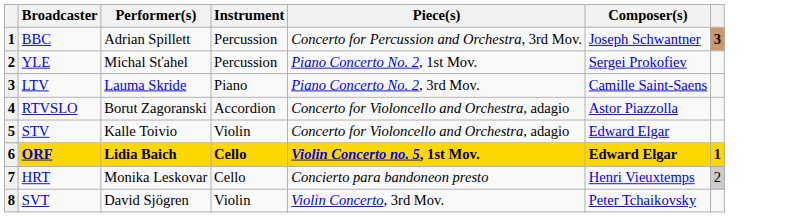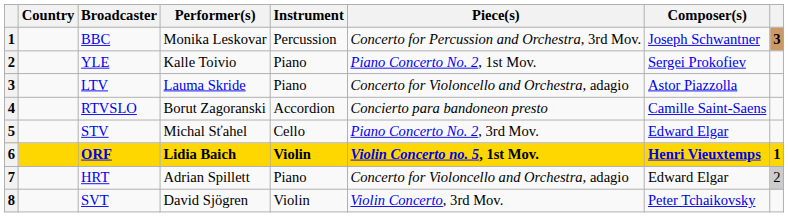+ column: (48, 16)
(147, 39) Adrian Spillett -> (215, 39) Monika Leskovar
(146, 62) Michal Sťahel -> (200, 62) Kalle Toivio
(246, 62) Percussion -> (290, 62) Piano
(385, 85) Piano Concerto No. 2, 3rd Mov. -> (490, 85) Concerto for Violoncello and Orchestra, adagio
(648, 85) Camille Saint-Saens -> (693, 85) Astor Piazzolla
(430, 108) Concerto for Violoncello and Orchestra, adagio -> (449, 108) Concierto para bandoneon presto
(633, 108) Astor Piazzolla -> (707, 108) Camille Saint-Saens
(141, 131) Kalle Toivio -> (205, 131) Michal Sťahel
(232, 131) Violin -> (289, 131) Cello
(430, 131) Concerto for Violoncello and Orchestra, adagio -> (445, 131) Piano Concerto No. 2, 3rd Mov.
(230, 154) Cello -> (292, 154) Violin
(633, 154) Edward Elgar -> (704, 154) Henri Vieuxtemps
(156, 177) Monika Leskovar -> (207, 177) Adrian Spillett
(230, 177) Cello -> (290, 177) Piano
(390, 177) Concierto para bandoneon presto -> (490, 177) Concerto for Violoncello and Orchestra, adagio
(642, 177) Henri Vieuxtemps -> (688, 177) Edward Elgar
